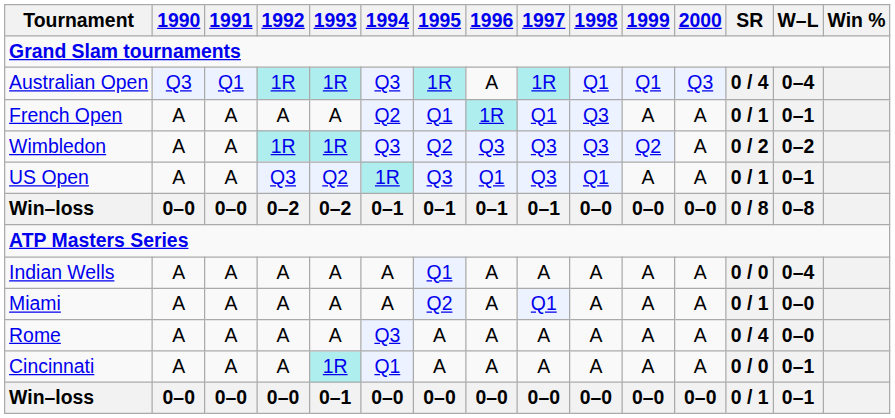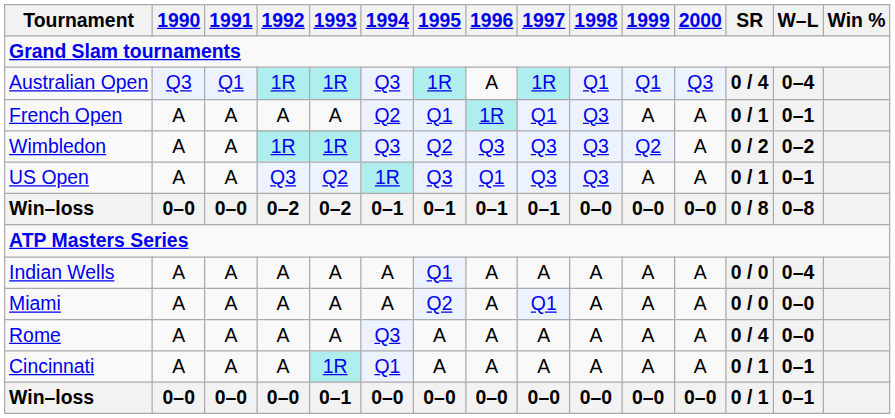(596, 177) Q1 -> (596, 177) Q3
(750, 303) 0 / 1 -> (750, 303) 0 / 0
(750, 366) 0 / 0 -> (750, 366) 0 / 1
